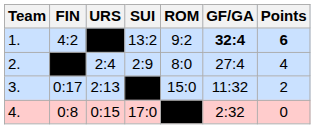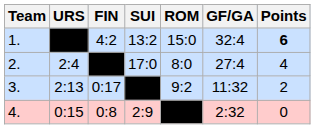columns swapped: (105, 16) <-> (68, 16)
(182, 40) 9:2 -> (182, 40) 15:0
(230, 40) bold -> (230, 40) normal
(143, 64) 2:9 -> (143, 64) 17:0
(182, 87) 15:0 -> (182, 87) 9:2
(143, 111) 17:0 -> (143, 111) 2:9
